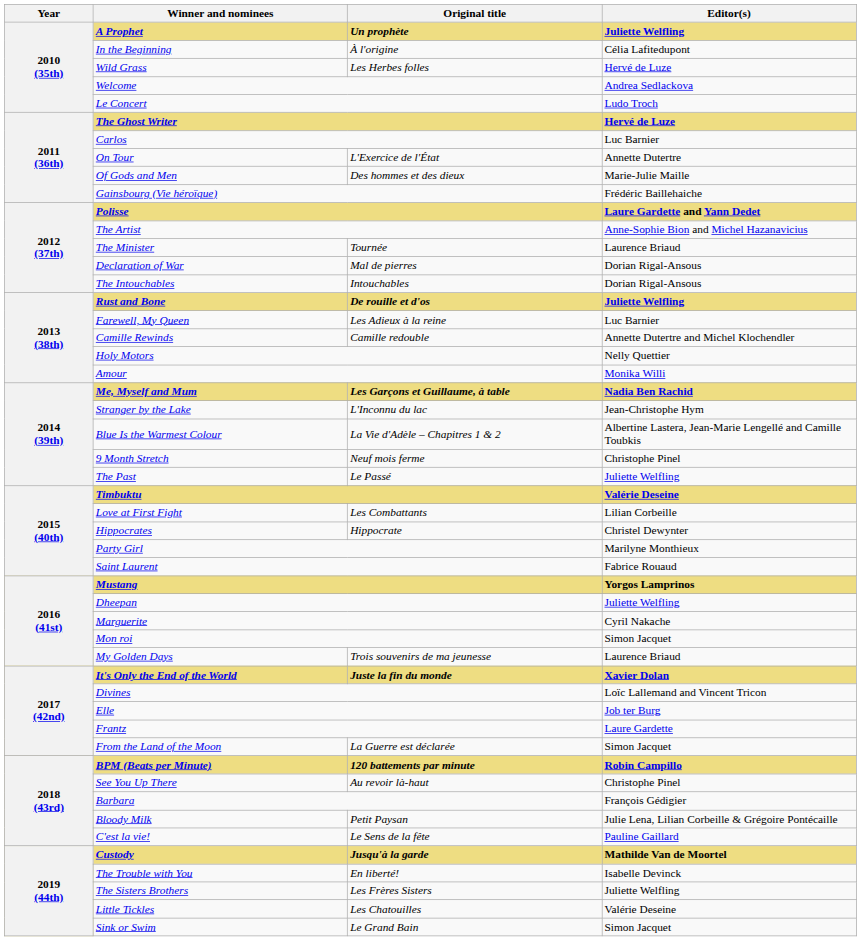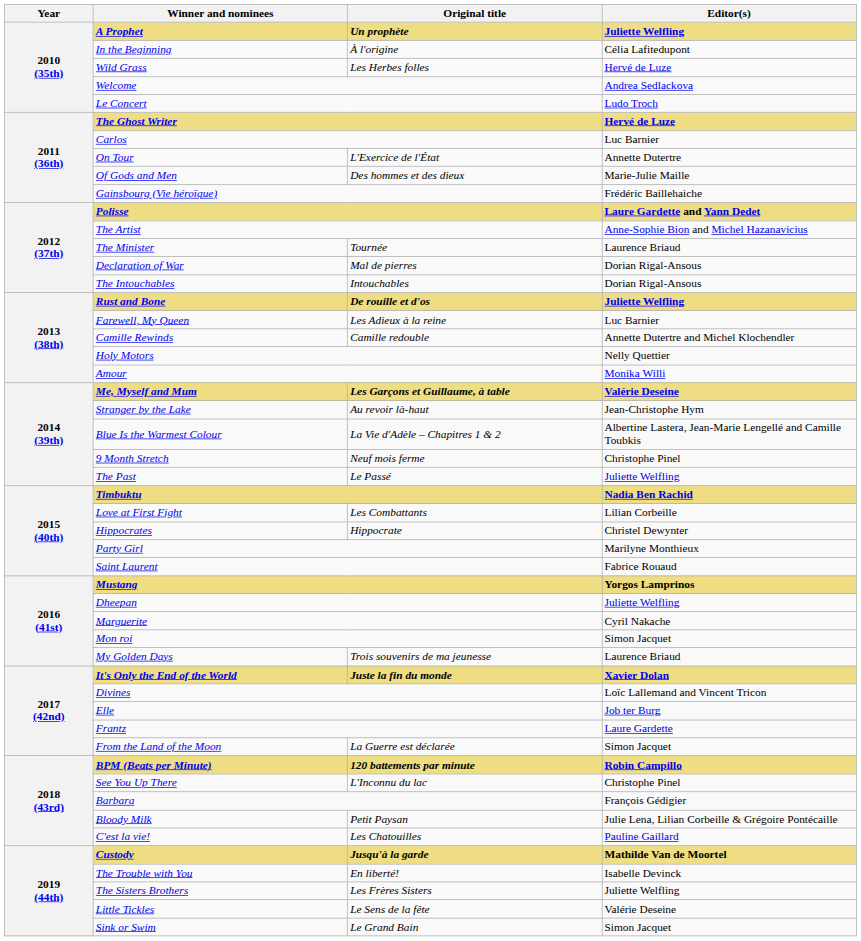(649, 391) Nadia Ben Rachid -> (642, 391) Valérie Deseine
(389, 409) L'Inconnu du lac -> (389, 409) Au revoir là-haut
(642, 494) Valérie Deseine -> (649, 494) Nadia Ben Rachid
(389, 782) Au revoir là-haut -> (389, 782) L'Inconnu du lac
(390, 837) Le Sens de la fête -> (386, 837) Les Chatouilles
(386, 909) Les Chatouilles -> (390, 909) Le Sens de la fête
